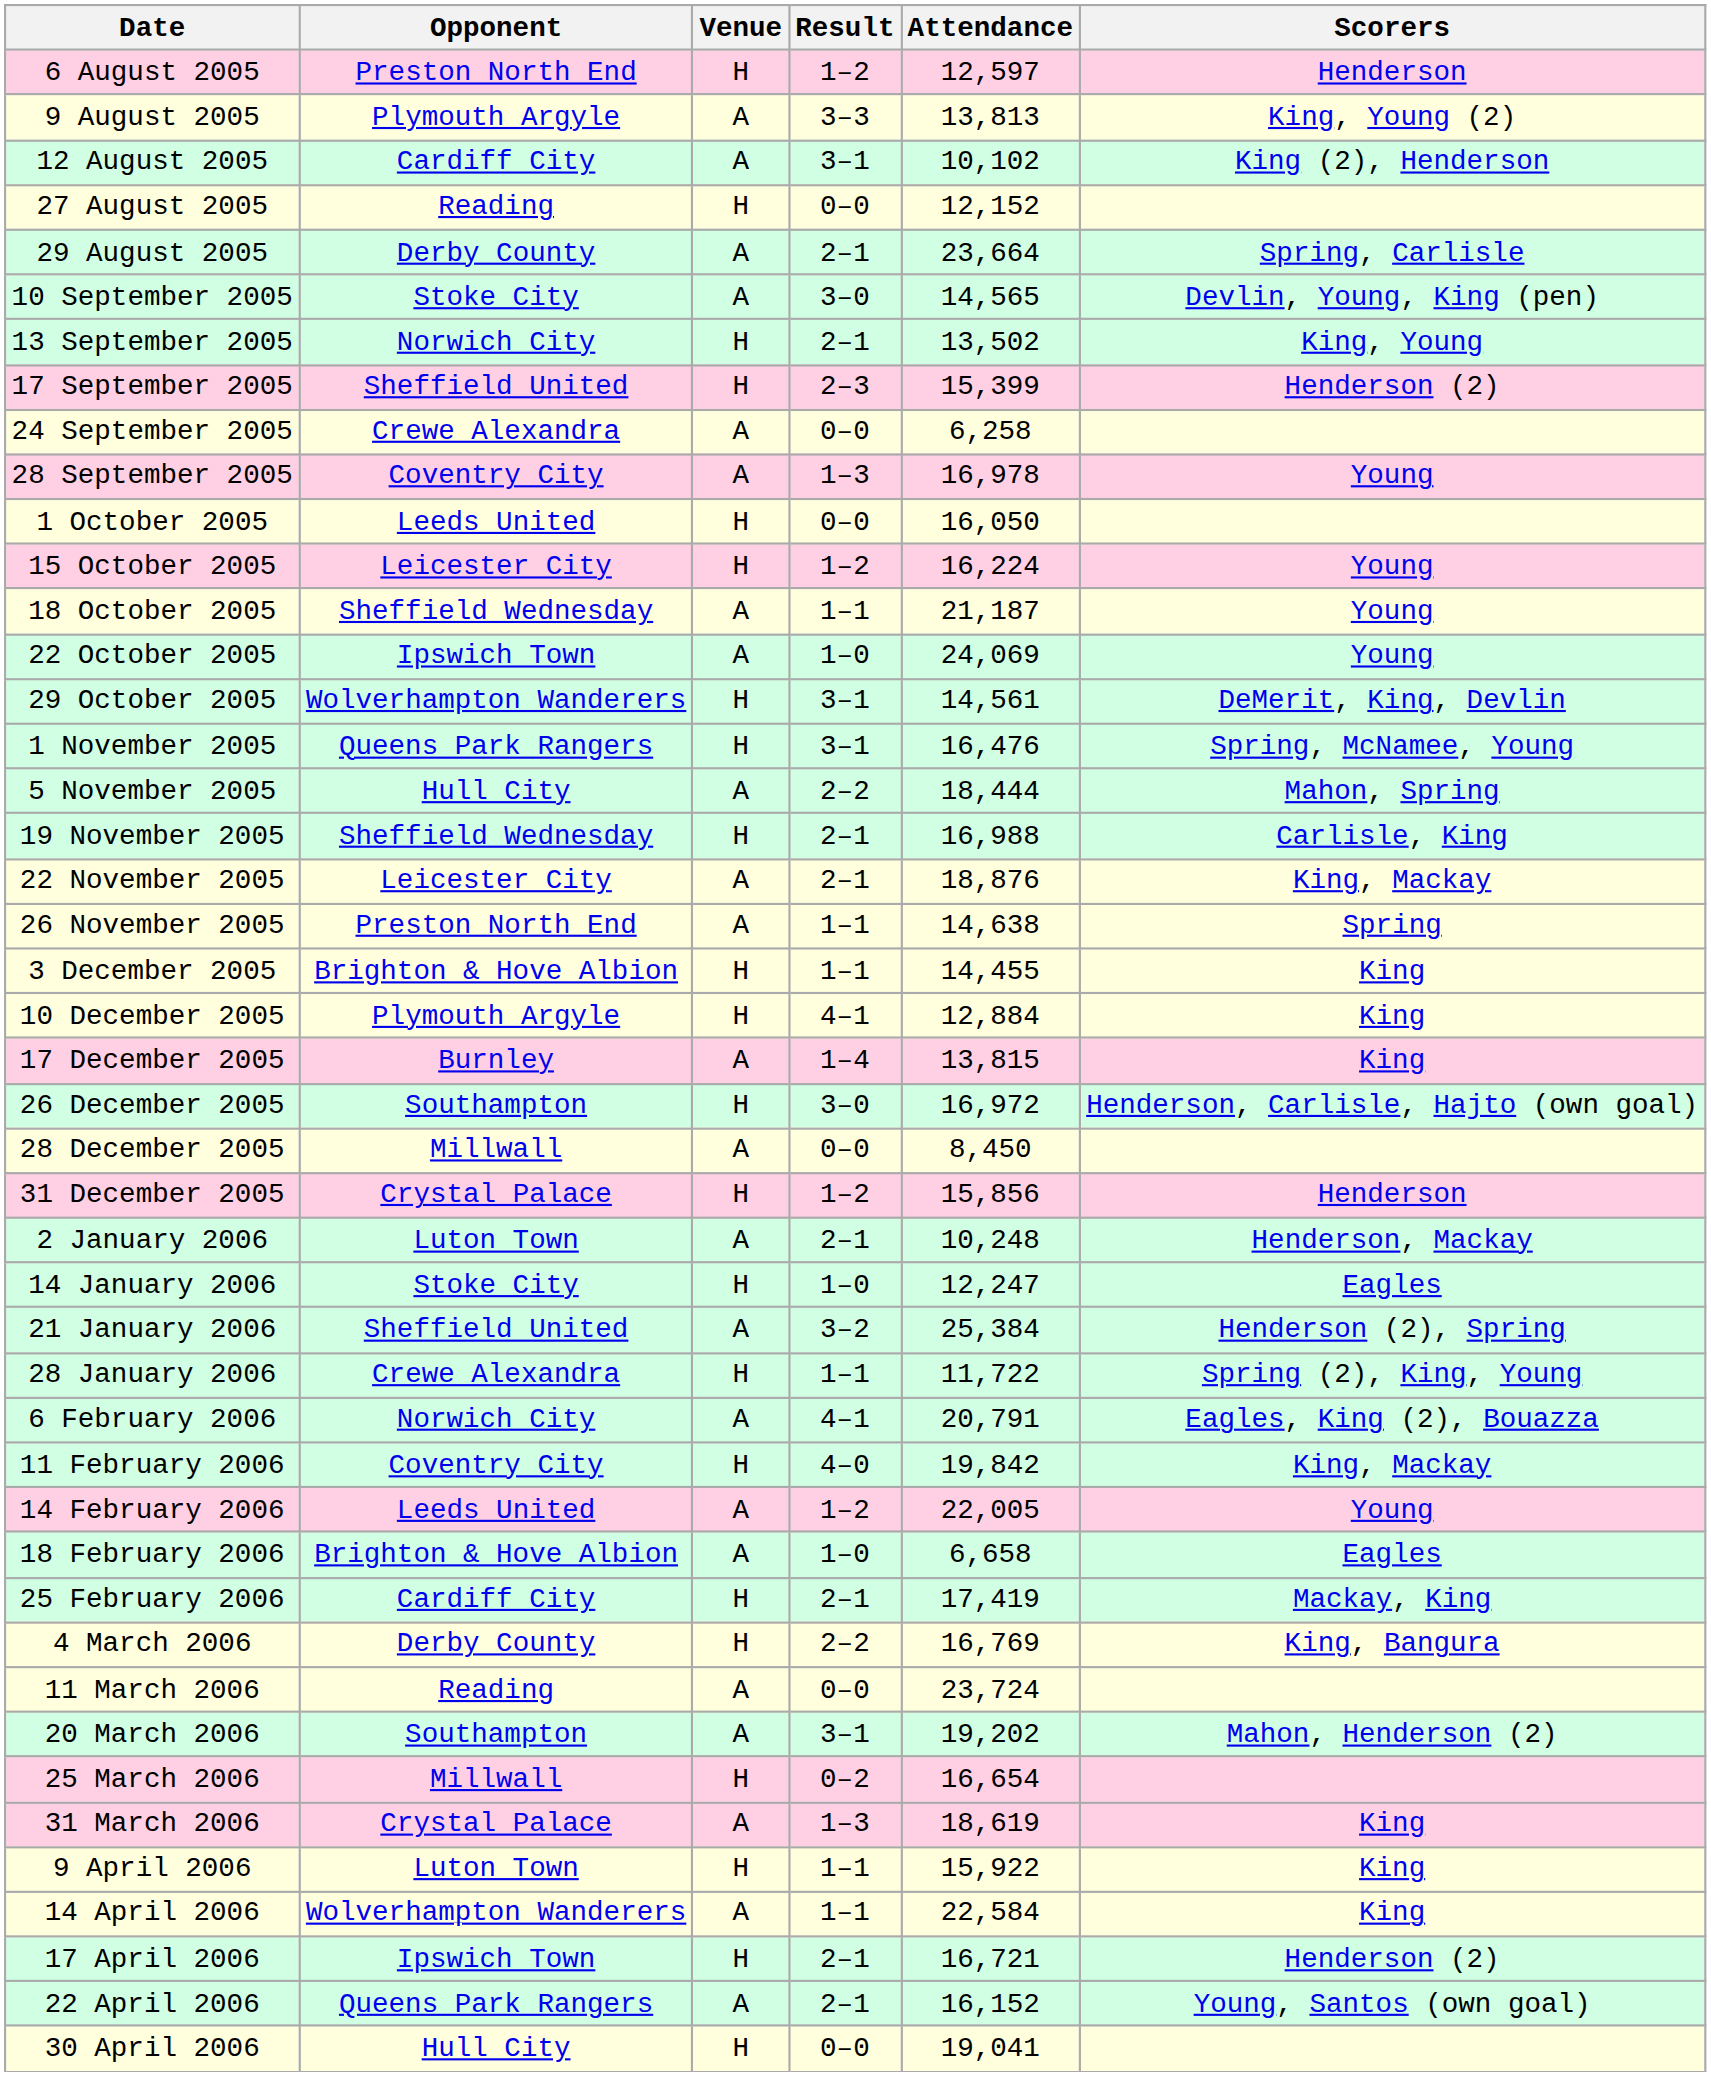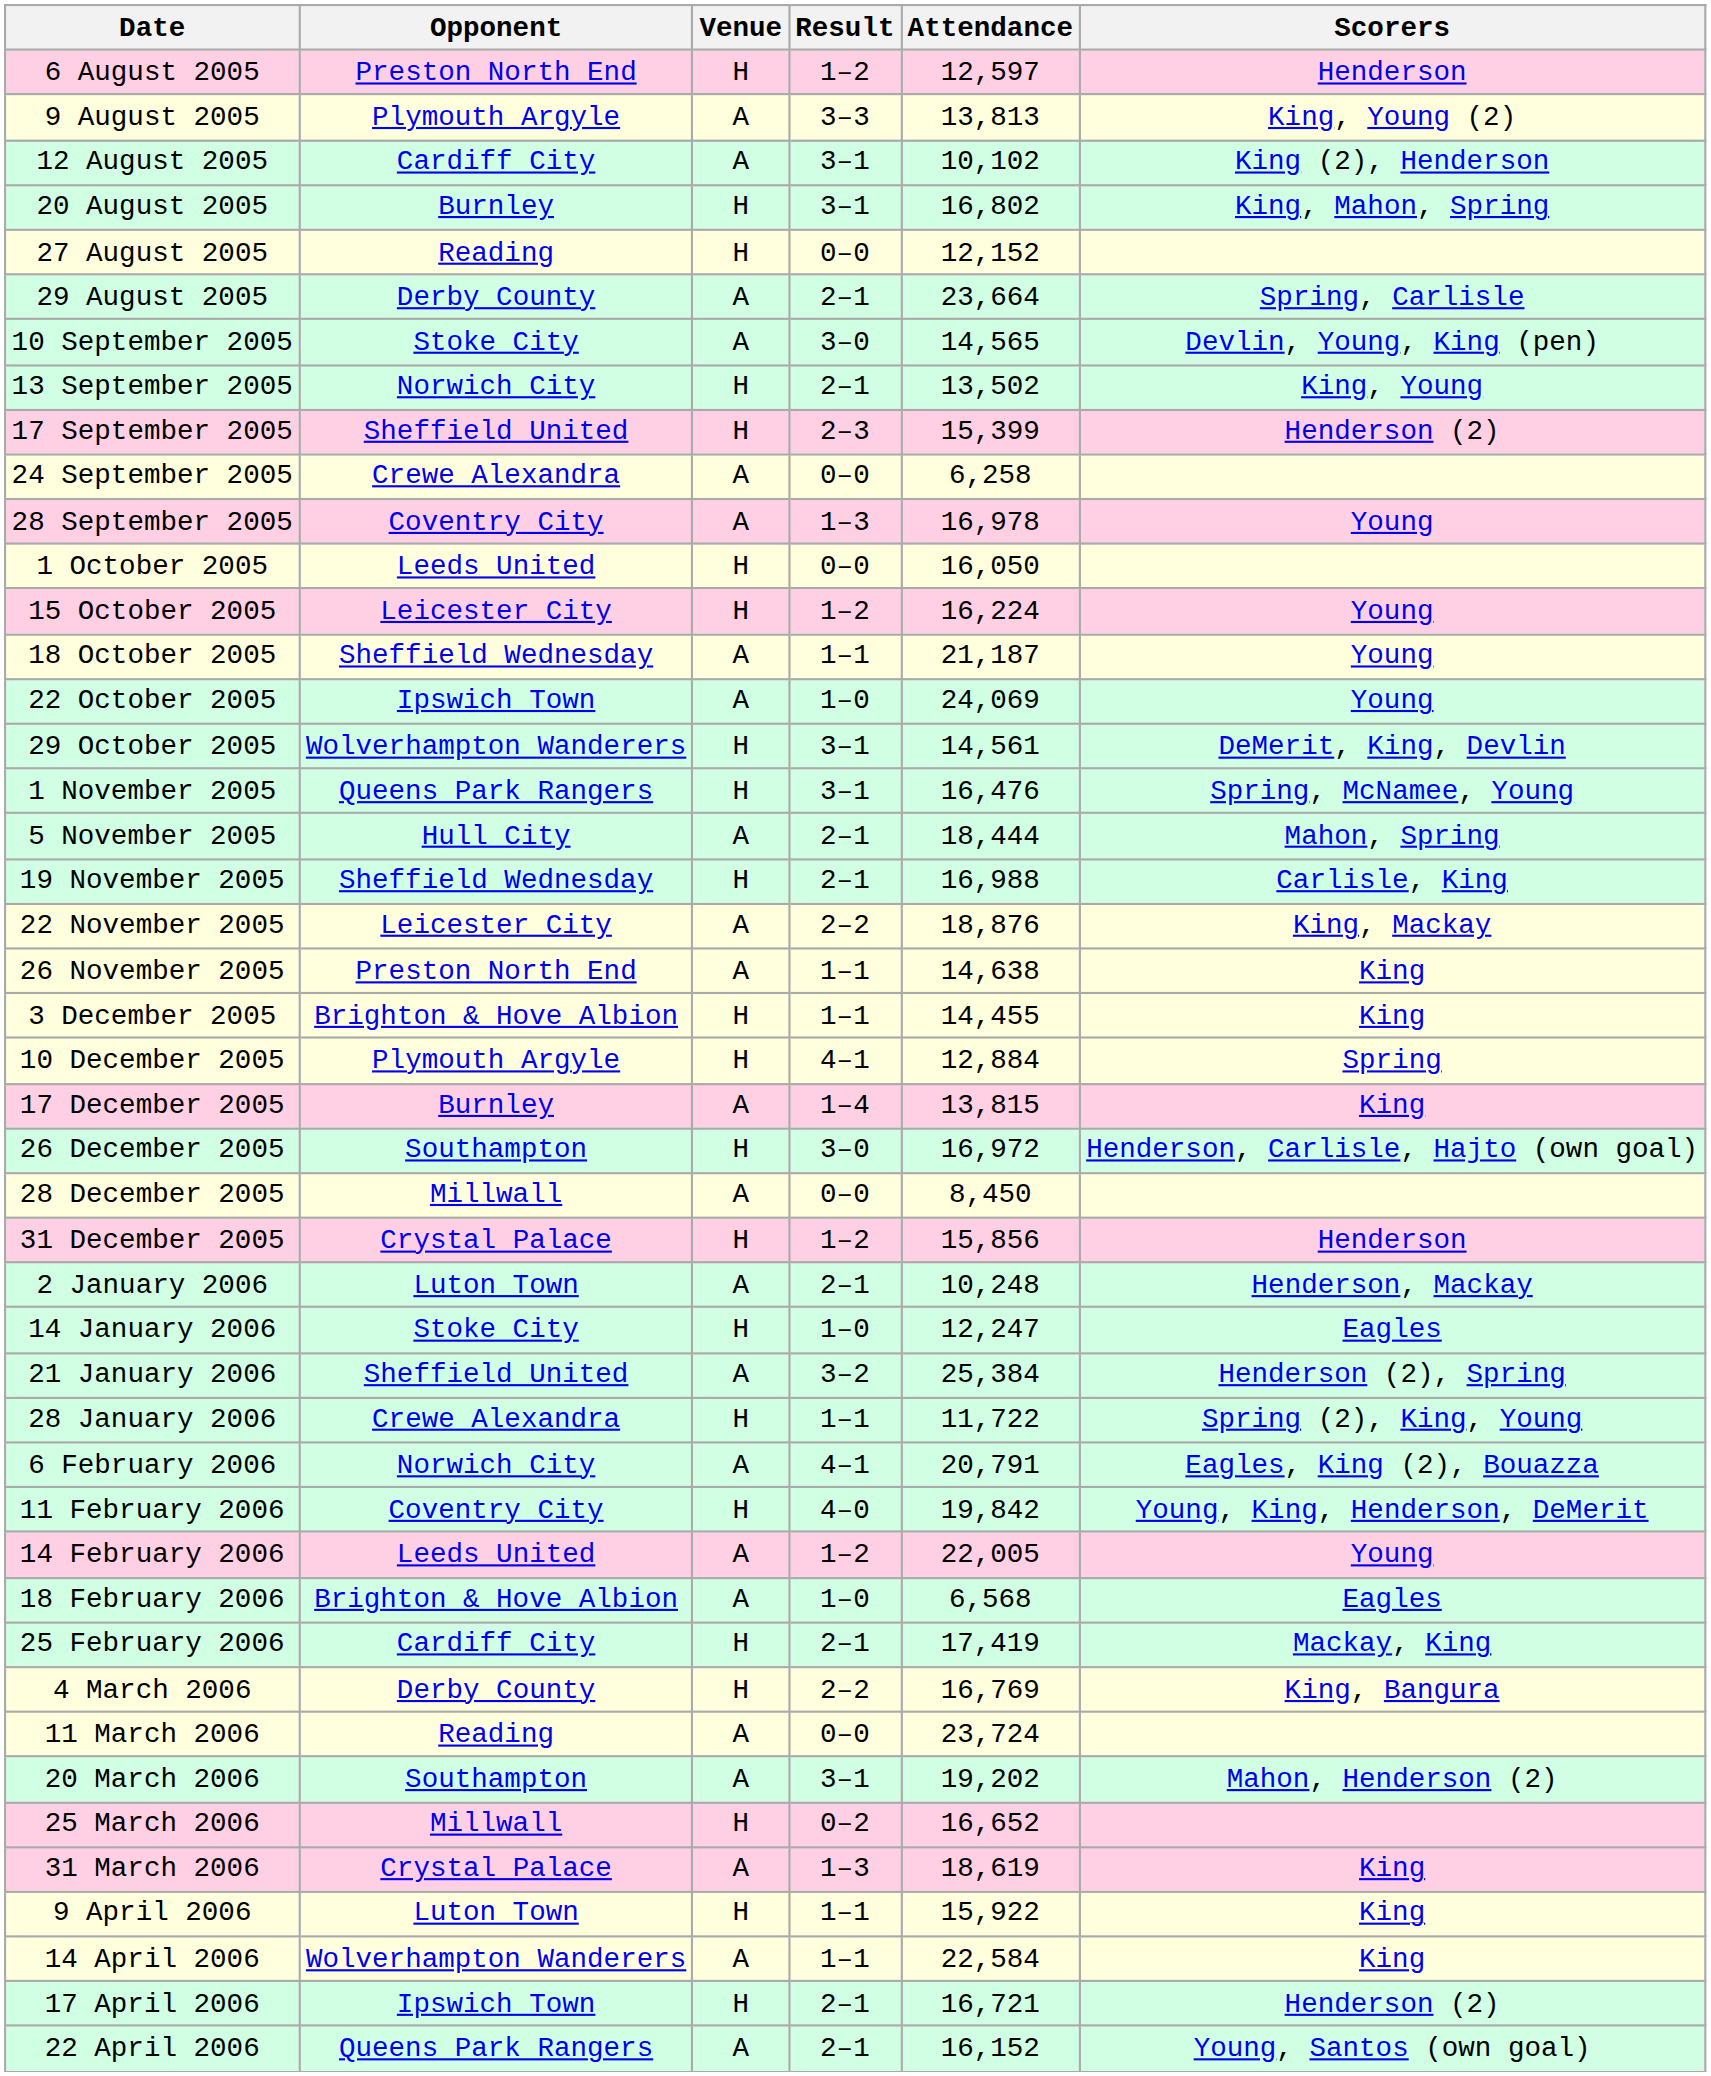+ row: (152, 207)
(845, 791) 2–2 -> (845, 836) 2–1
(845, 881) 2–1 -> (845, 926) 2–2
(1392, 926) Spring -> (1392, 971) King
(1392, 1016) King -> (1392, 1061) Spring
(1392, 1465) King, Mackay -> (1392, 1510) Young, King, Henderson, DeMerit
(990, 1555) 6,658 -> (990, 1600) 6,568
(990, 1779) 16,654 -> (990, 1824) 16,652
- row: (152, 2049)
